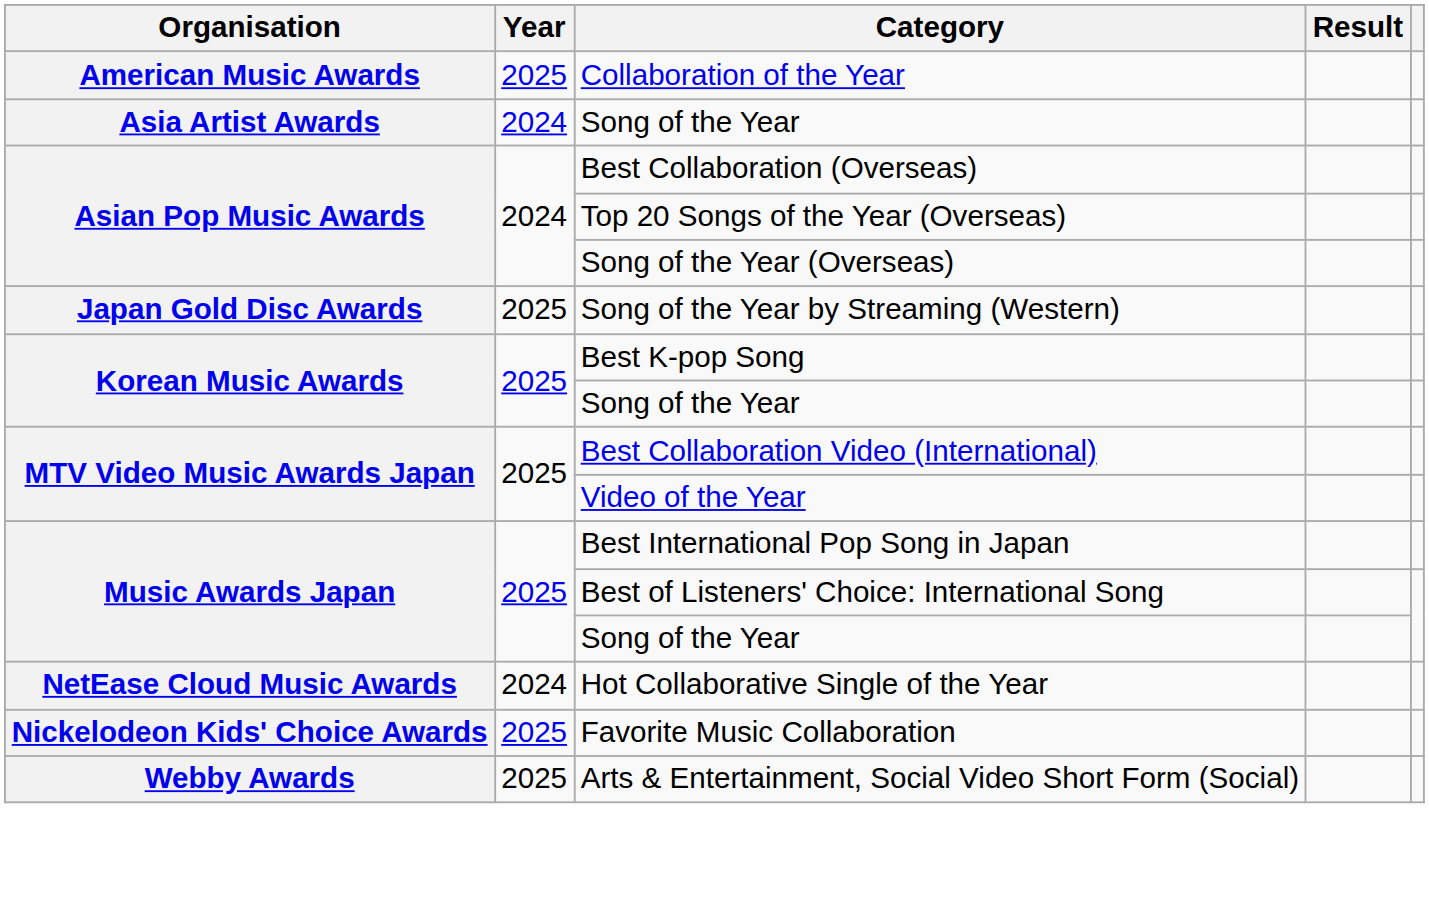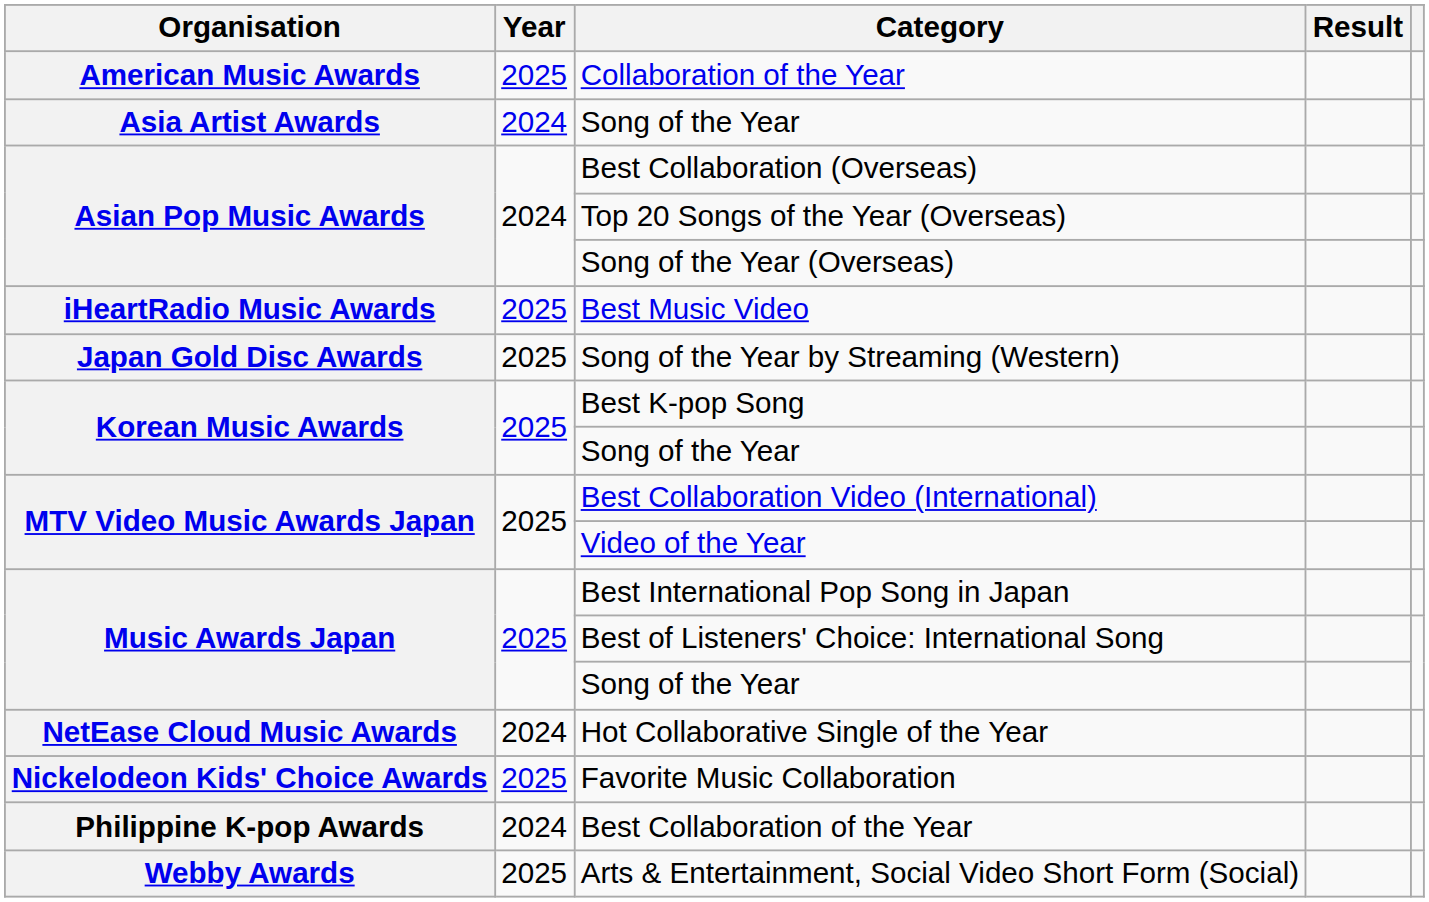+ row: (250, 309)
+ row: (250, 826)
